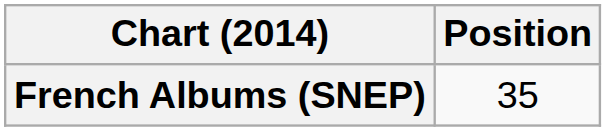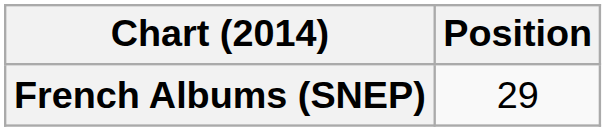(518, 94) 35 -> (518, 94) 29
